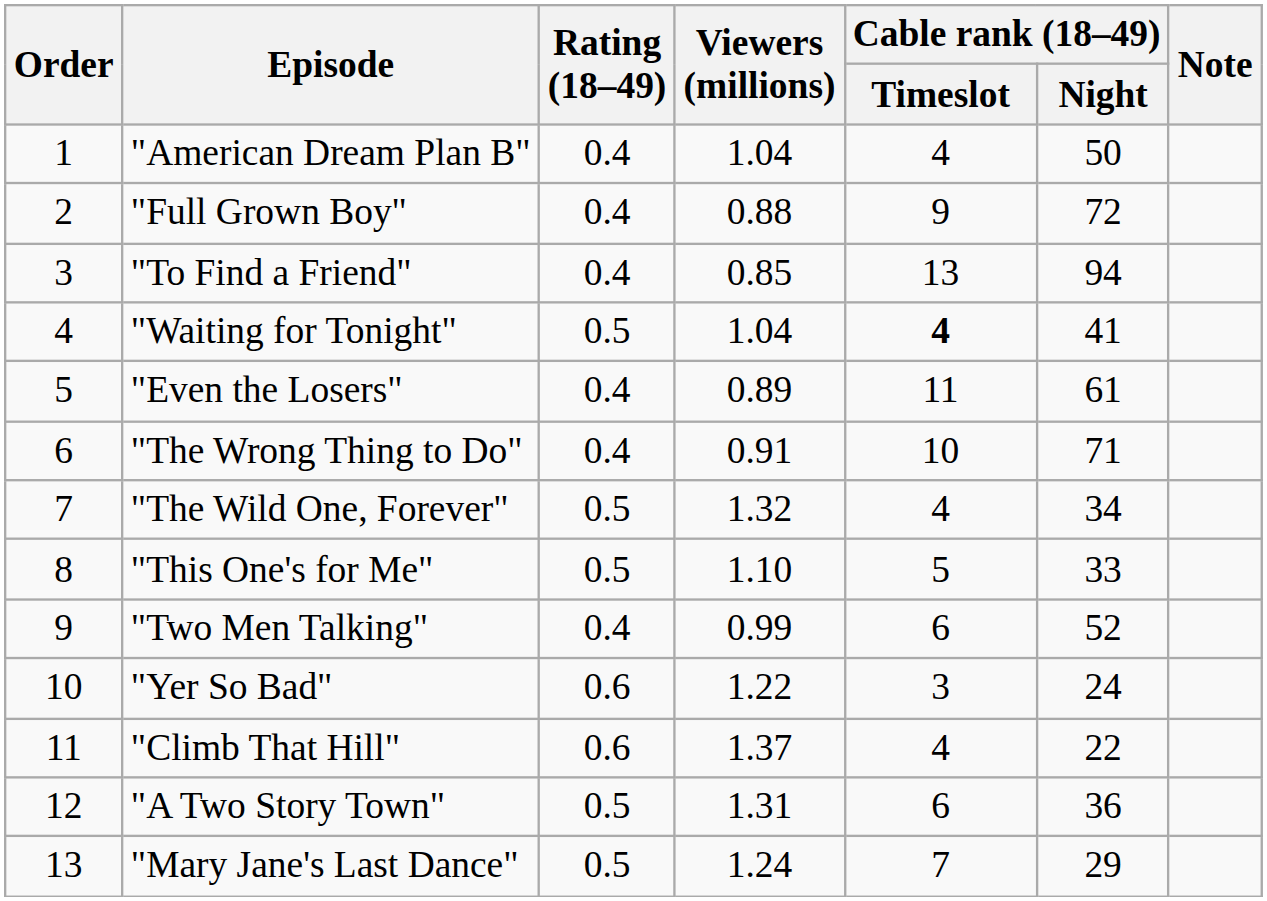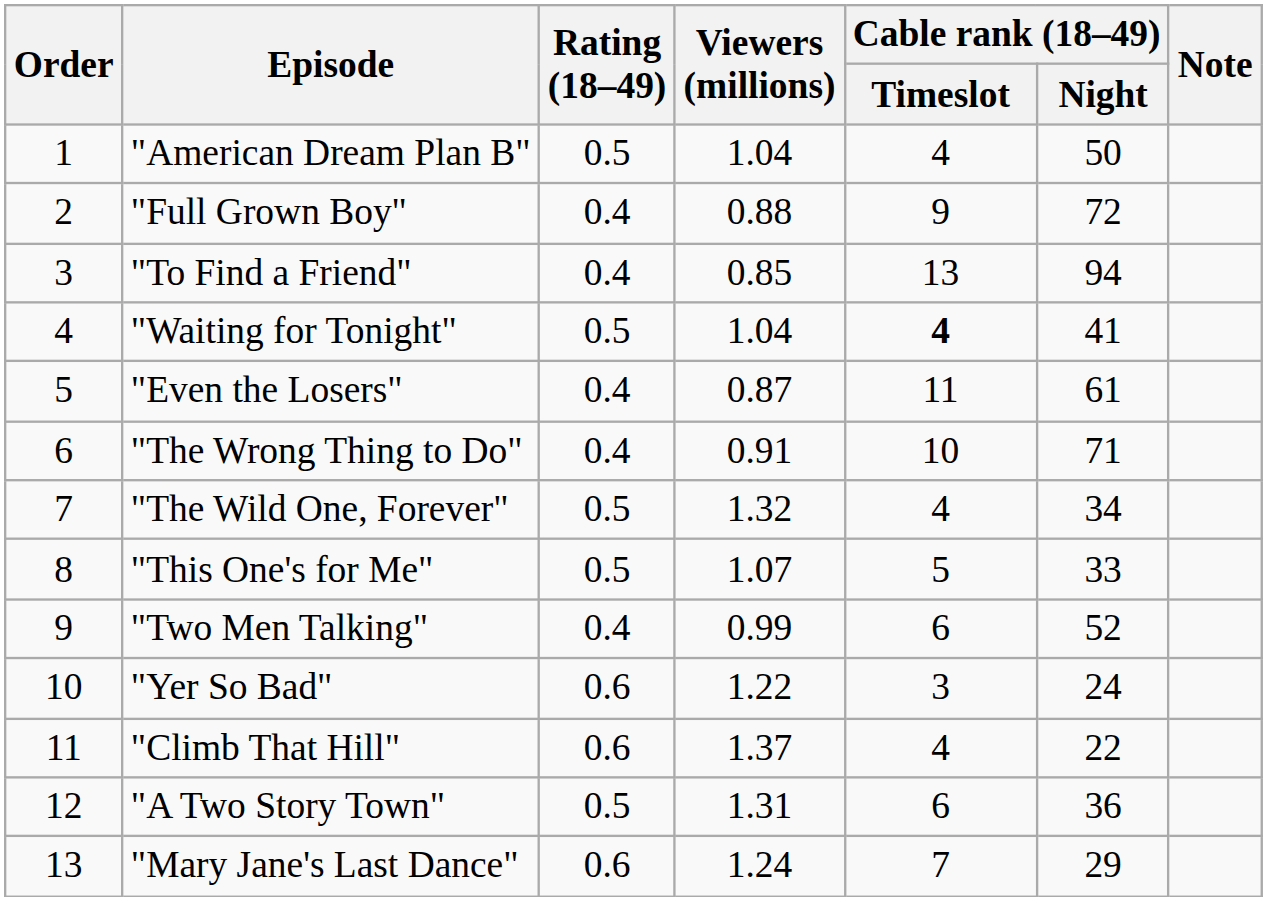(607, 152) 0.4 -> (607, 152) 0.5
(759, 390) 0.89 -> (759, 390) 0.87
(759, 568) 1.10 -> (759, 568) 1.07
(607, 865) 0.5 -> (607, 865) 0.6
